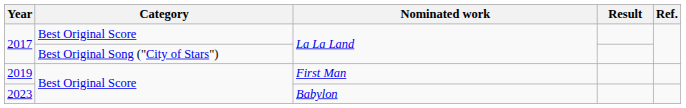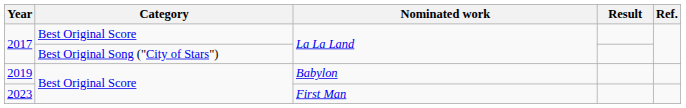(321, 73) First Man -> (317, 73) Babylon
(317, 93) Babylon -> (321, 93) First Man
